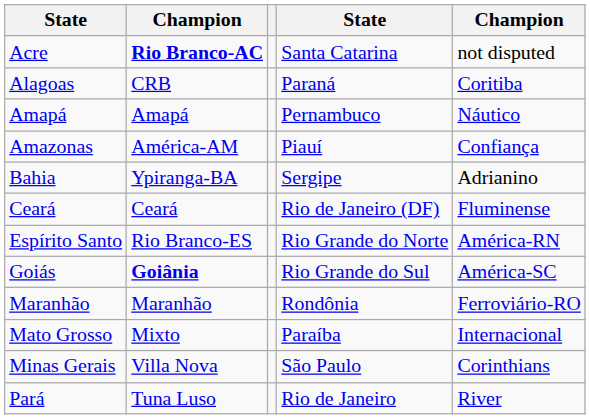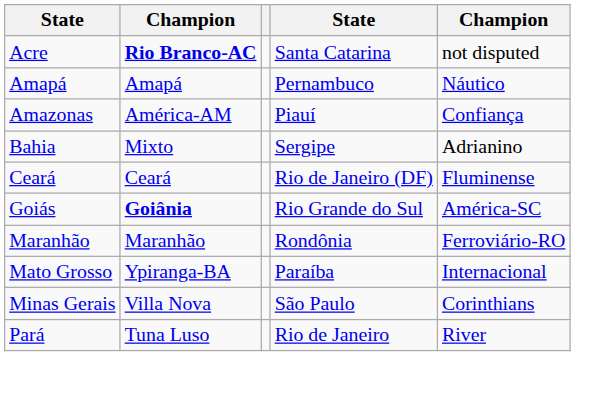- row: (42, 83)
(184, 177) Ypiranga-BA -> (149, 146) Mixto
- row: (66, 240)
(156, 334) Mixto -> (178, 271) Ypiranga-BA
